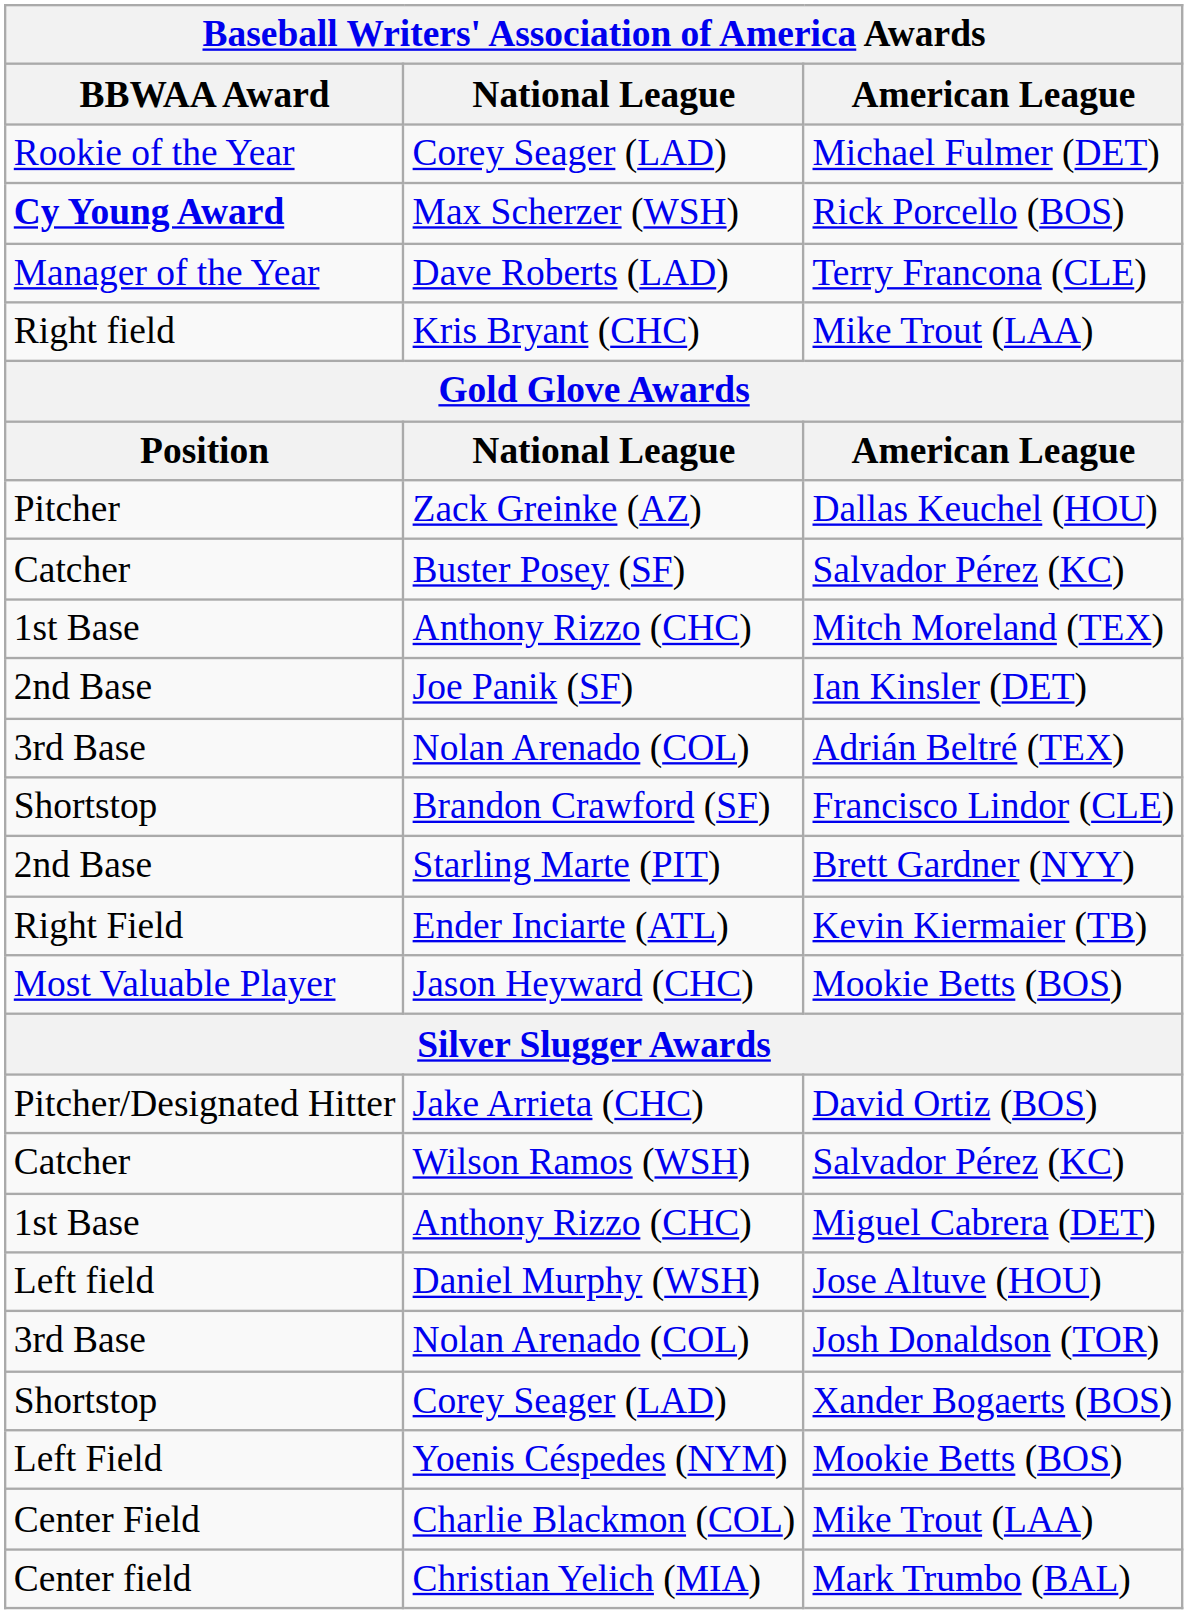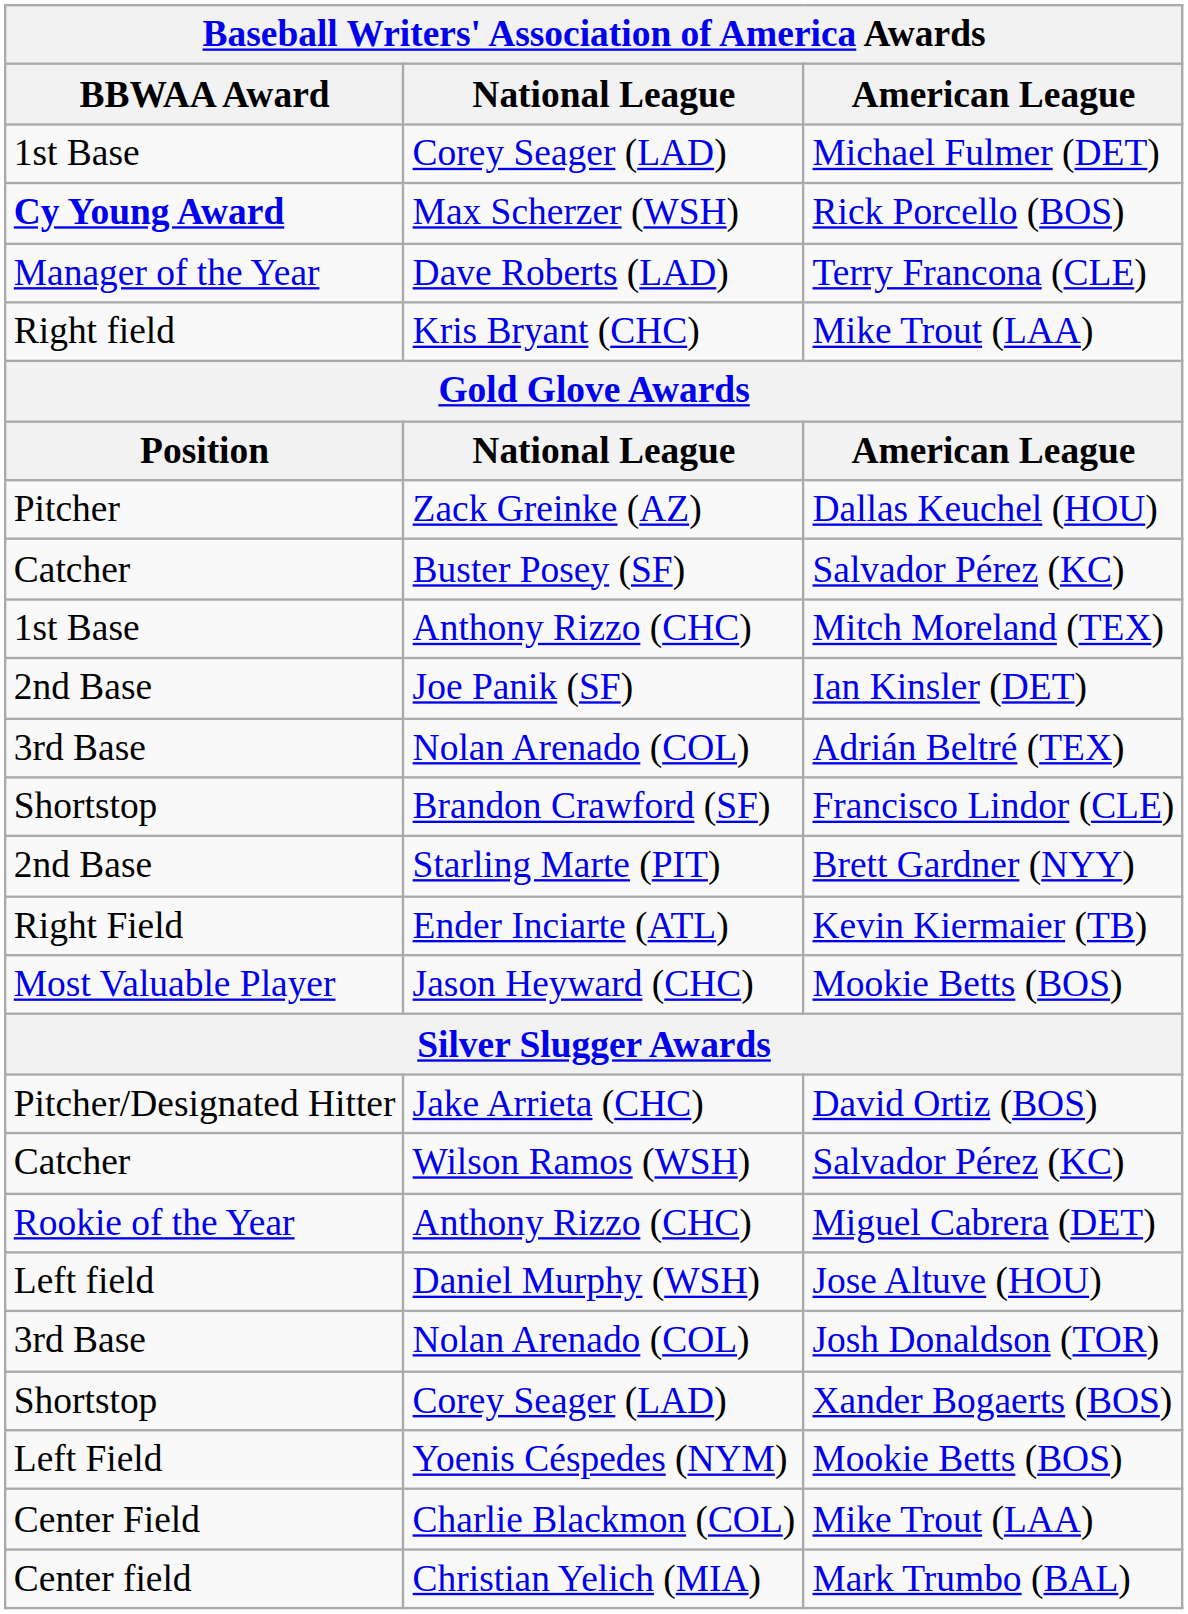(154, 152) Rookie of the Year -> (77, 152) 1st Base
(77, 1221) 1st Base -> (154, 1221) Rookie of the Year
